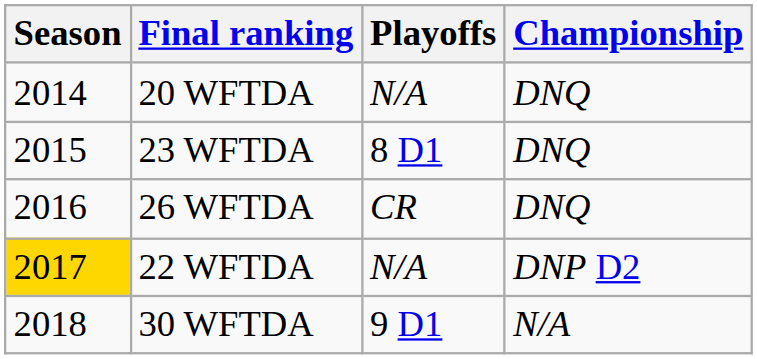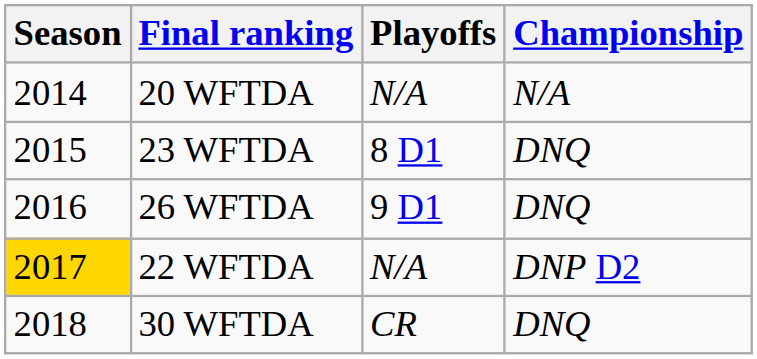(552, 91) DNQ -> (542, 91) N/A
(394, 207) CR -> (406, 207) 9 D1
(406, 324) 9 D1 -> (394, 324) CR
(542, 324) N/A -> (552, 324) DNQ
